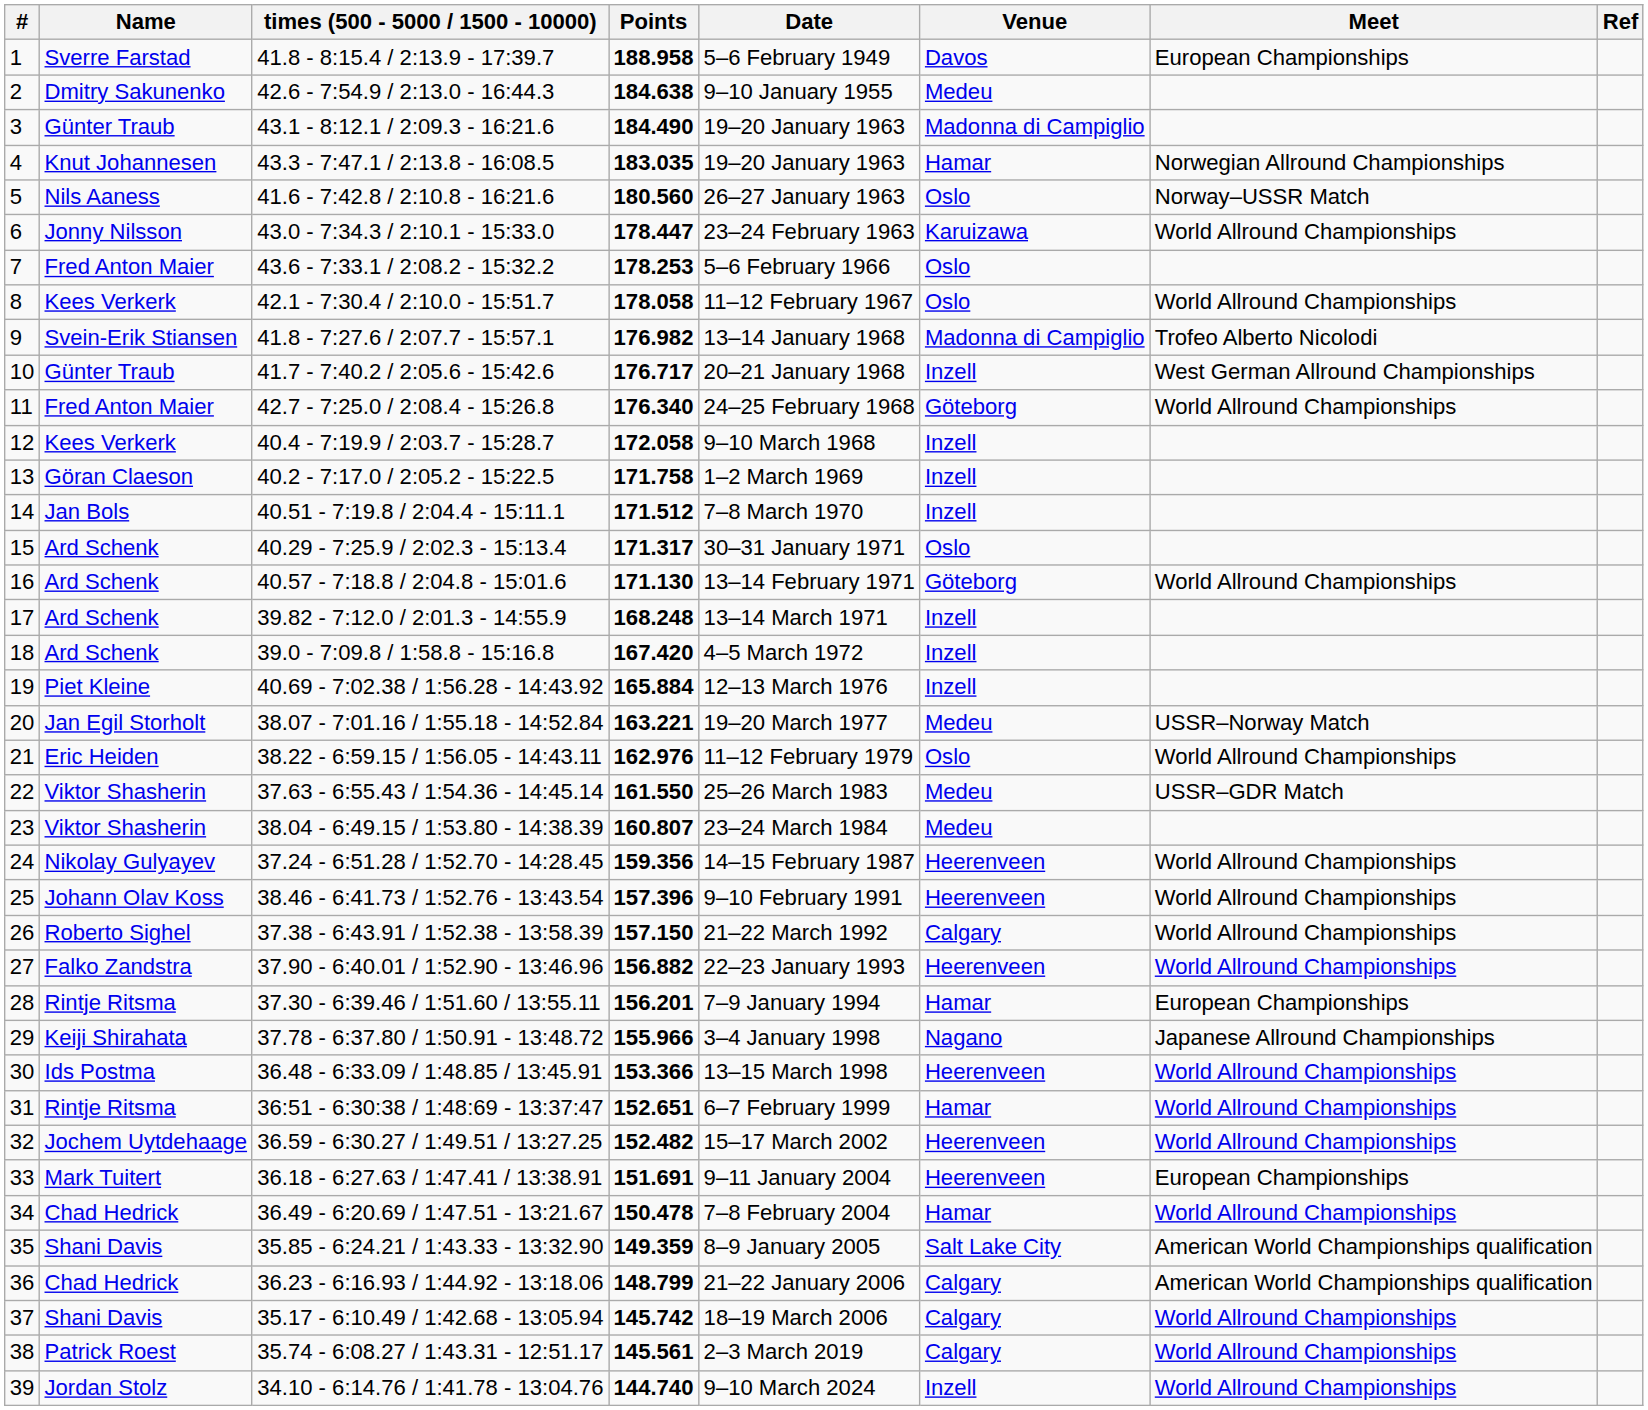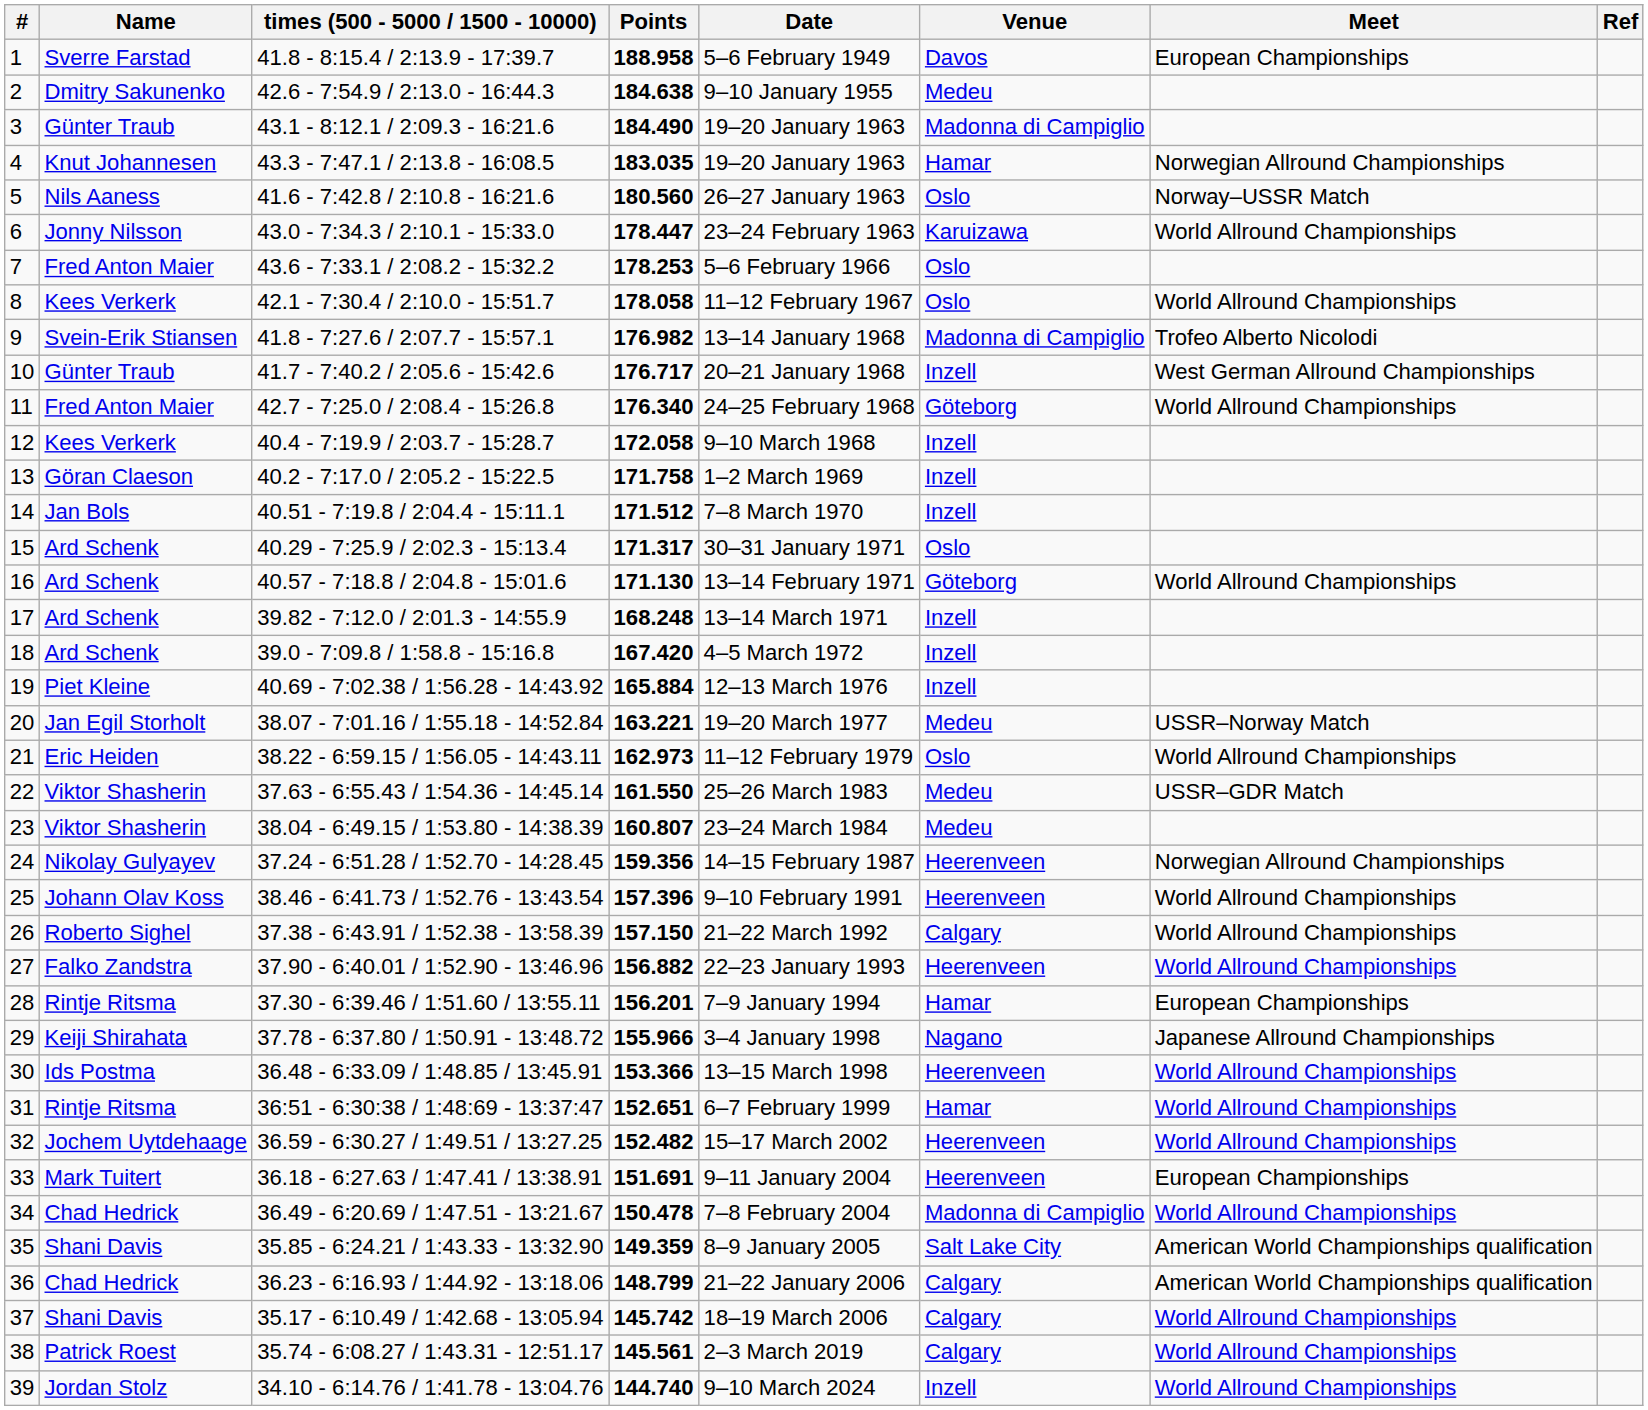(654, 757) 162.976 -> (654, 757) 162.973
(1306, 862) World Allround Championships -> (1330, 862) Norwegian Allround Championships
(958, 1212) Hamar -> (1035, 1212) Madonna di Campiglio
